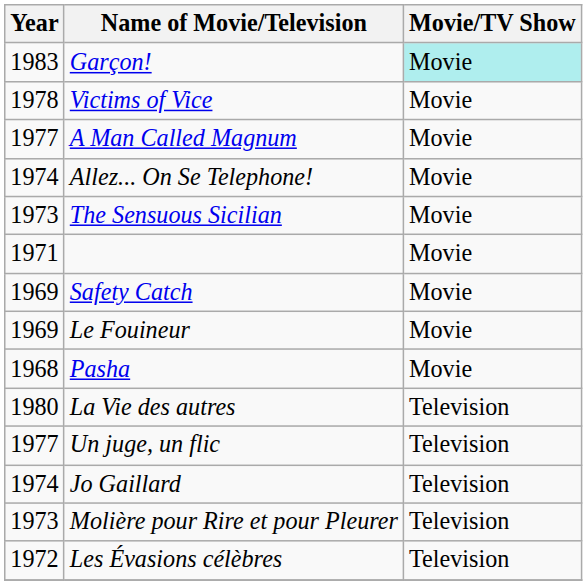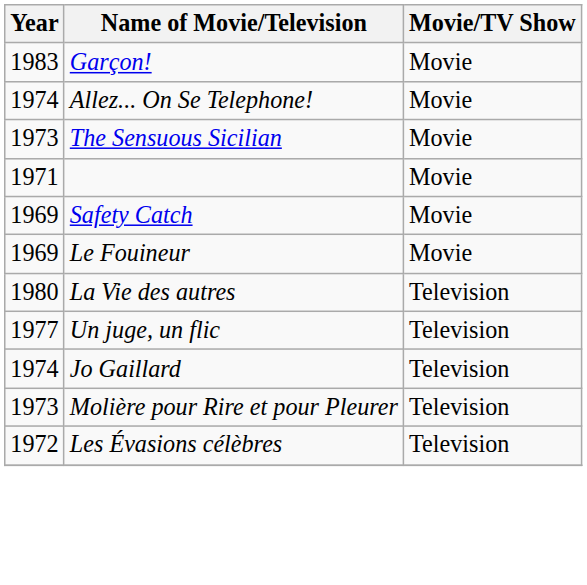(441, 61) paleturquoise background -> (441, 61) no background
- row: (34, 100)
- row: (34, 138)
- row: (34, 368)
